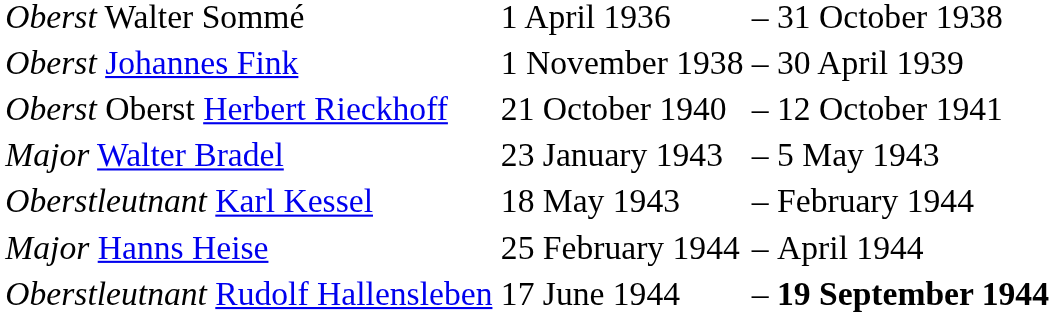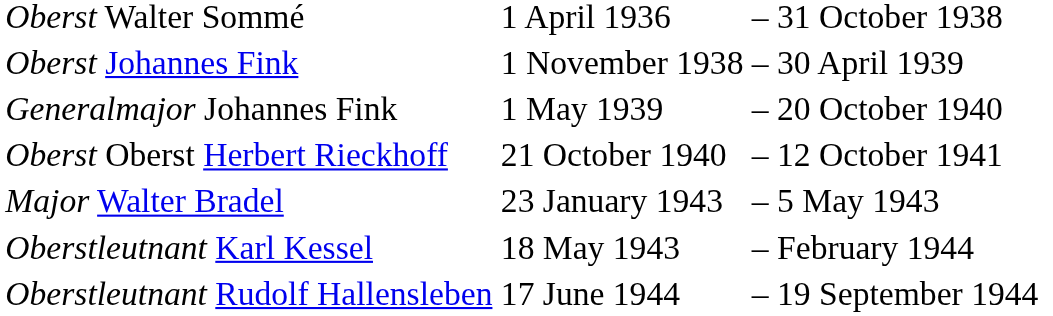+ row: (201, 109)
- row: (137, 247)
(913, 293) bold -> (908, 293) normal
